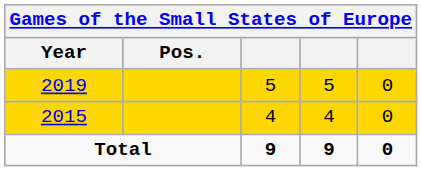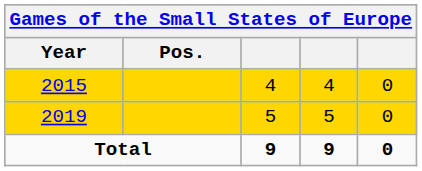rows swapped: (64, 117) <-> (64, 85)
